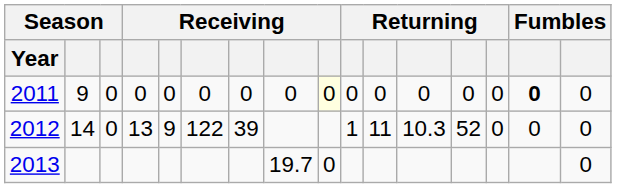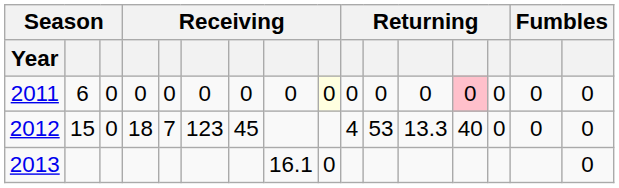(82, 93) 9 -> (82, 93) 6
(468, 93) no background -> (470, 93) pink background
(535, 93) bold -> (536, 93) normal
(82, 128) 14 -> (82, 128) 15
(141, 128) 13 -> (141, 128) 18
(170, 128) 9 -> (170, 128) 7
(205, 128) 122 -> (205, 128) 123
(246, 128) 39 -> (246, 128) 45
(352, 128) 1 -> (352, 128) 4
(380, 128) 11 -> (381, 128) 53
(424, 128) 10.3 -> (426, 128) 13.3
(469, 128) 52 -> (470, 128) 40
(291, 164) 19.7 -> (291, 164) 16.1
